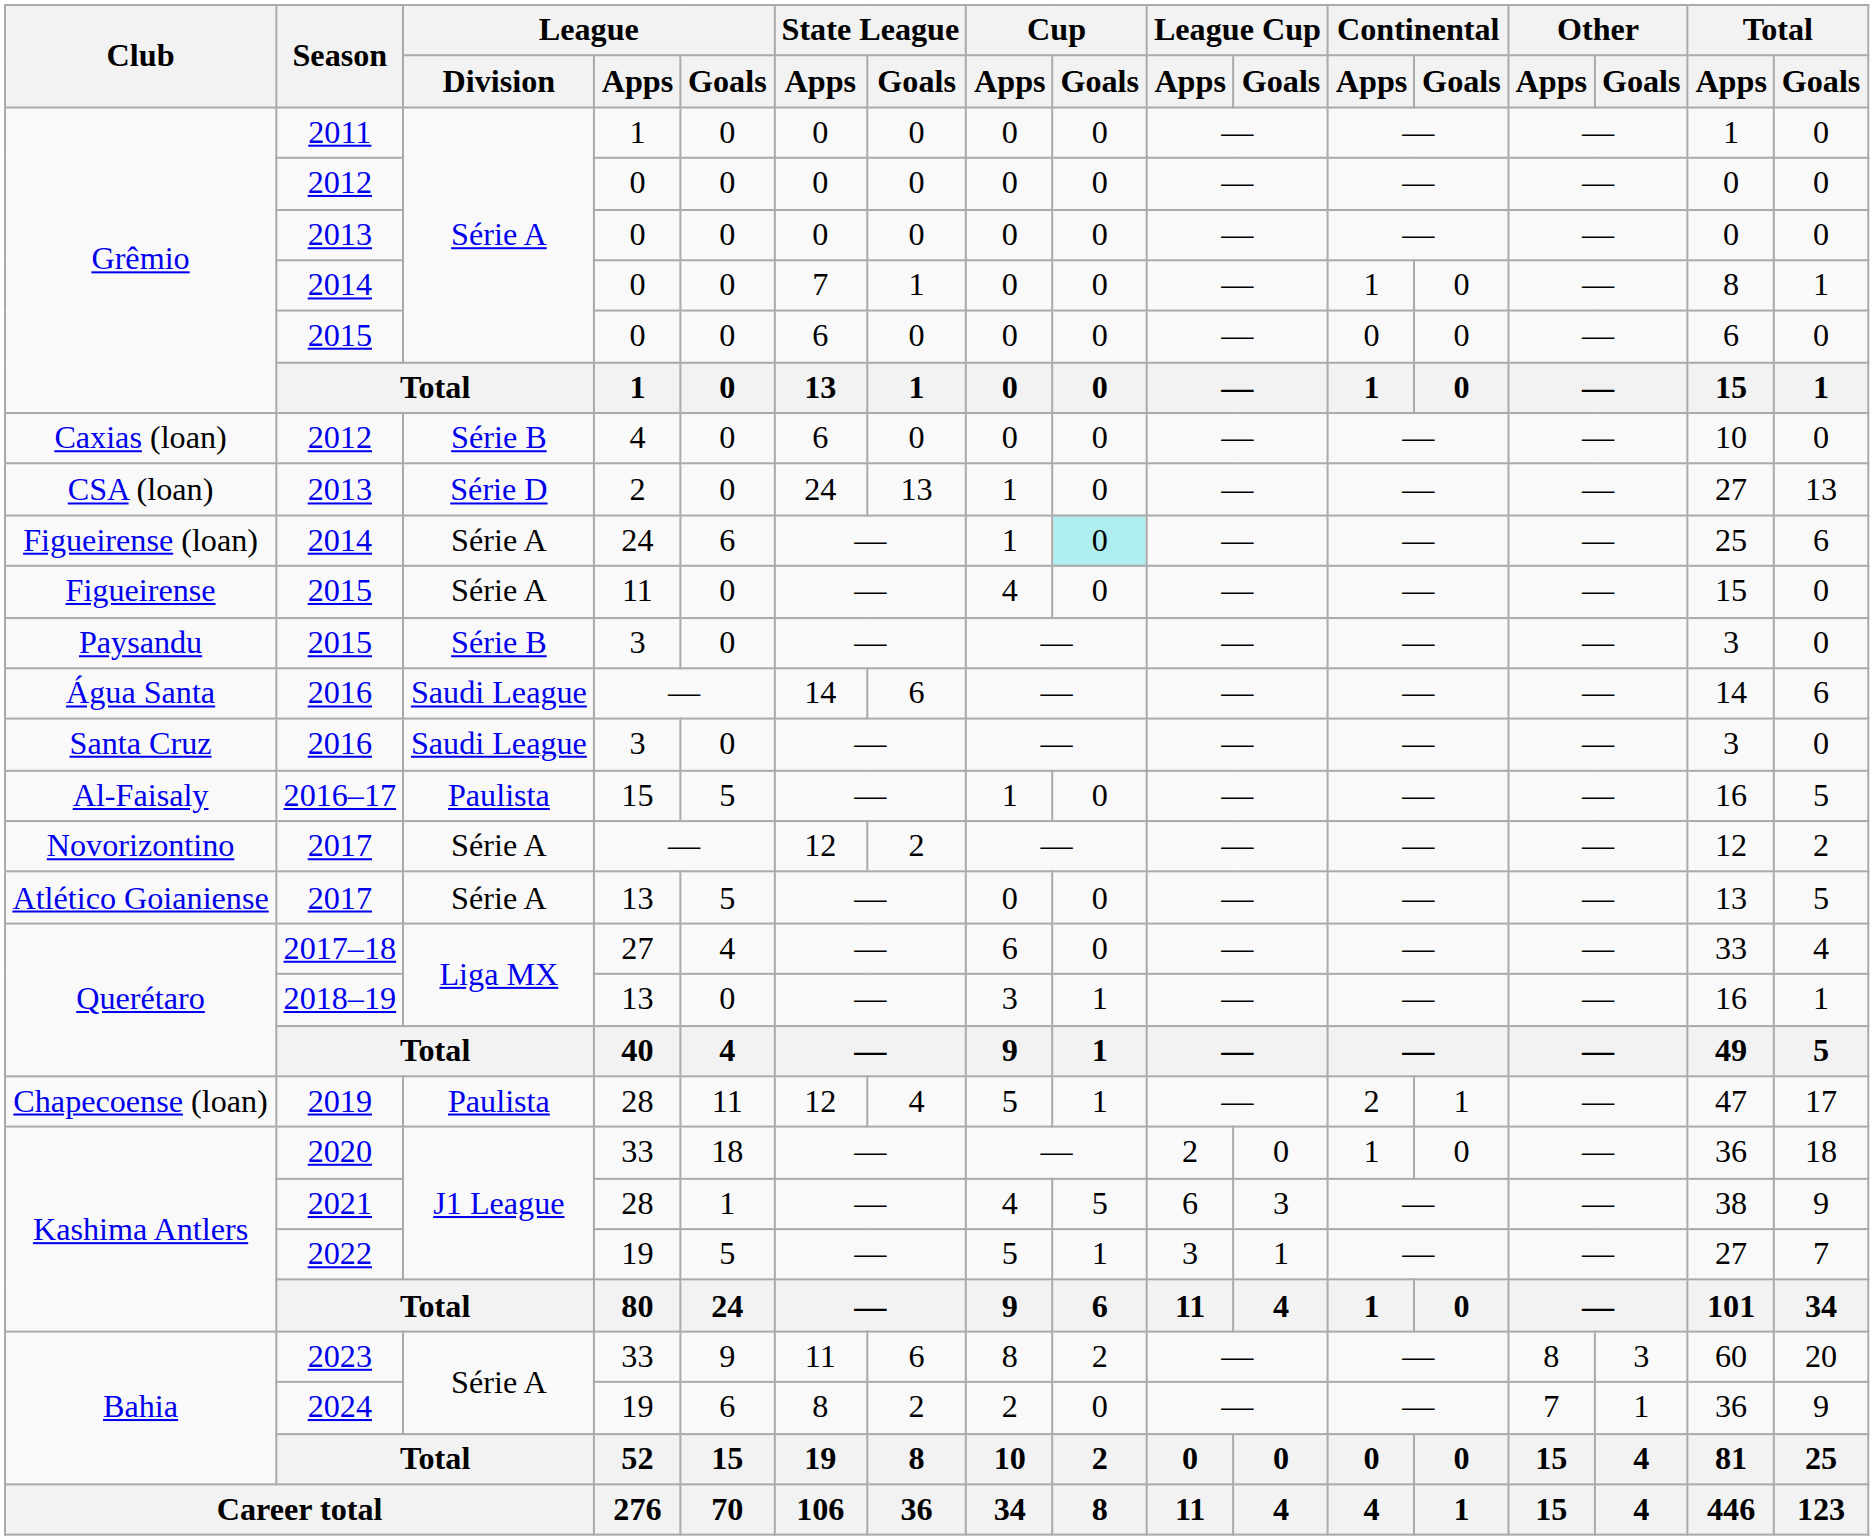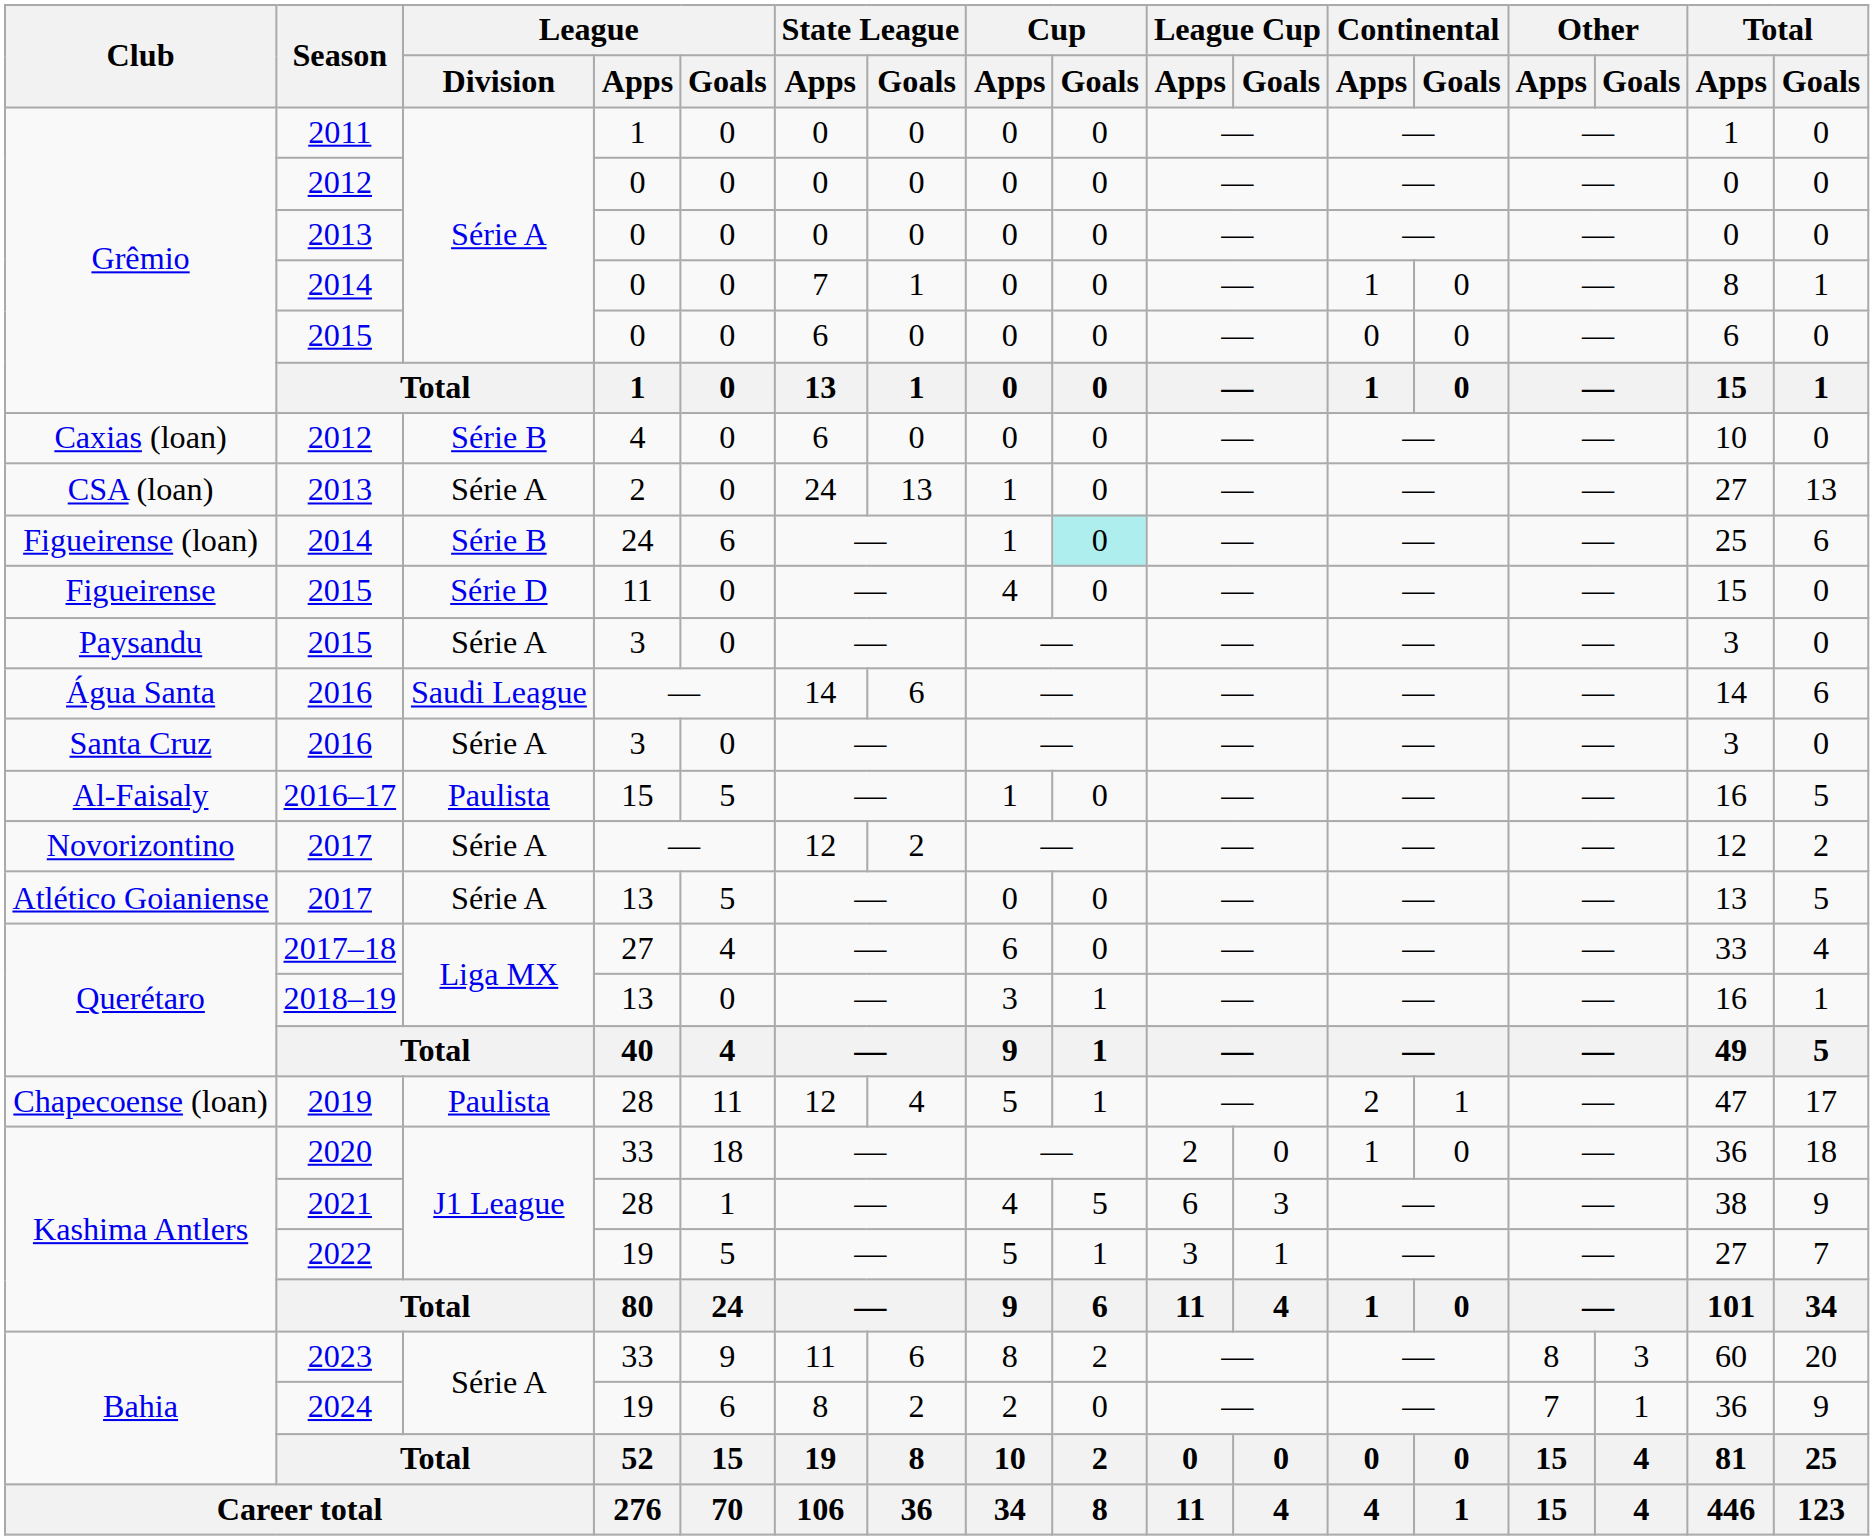(499, 489) Série D -> (499, 489) Série A
(499, 540) Série A -> (499, 540) Série B
(499, 591) Série A -> (499, 591) Série D
(499, 642) Série B -> (499, 642) Série A
(499, 744) Saudi League -> (499, 744) Série A
